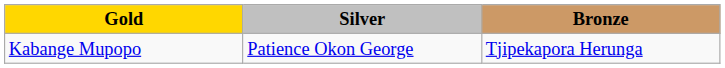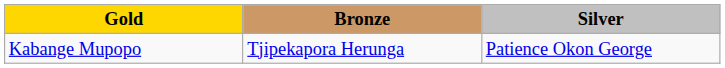columns swapped: (362, 19) <-> (601, 19)
